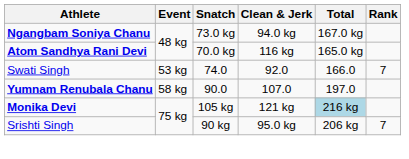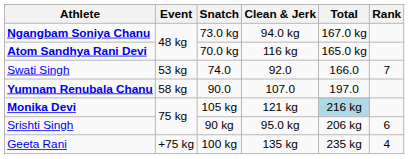(383, 126) 7 -> (387, 126) 6
+ row: (37, 145)
